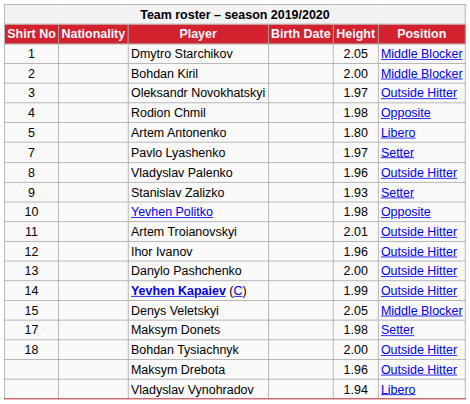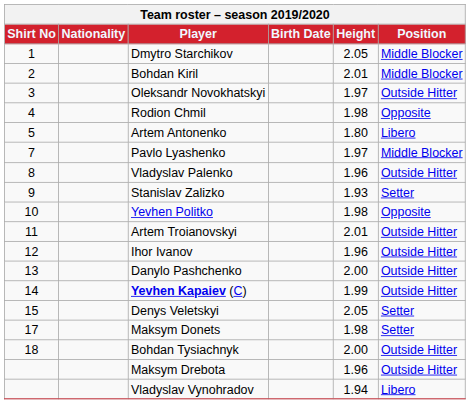(356, 74) 2.00 -> (356, 74) 2.01
(398, 153) Setter -> (422, 153) Middle Blocker
(422, 310) Middle Blocker -> (398, 310) Setter
